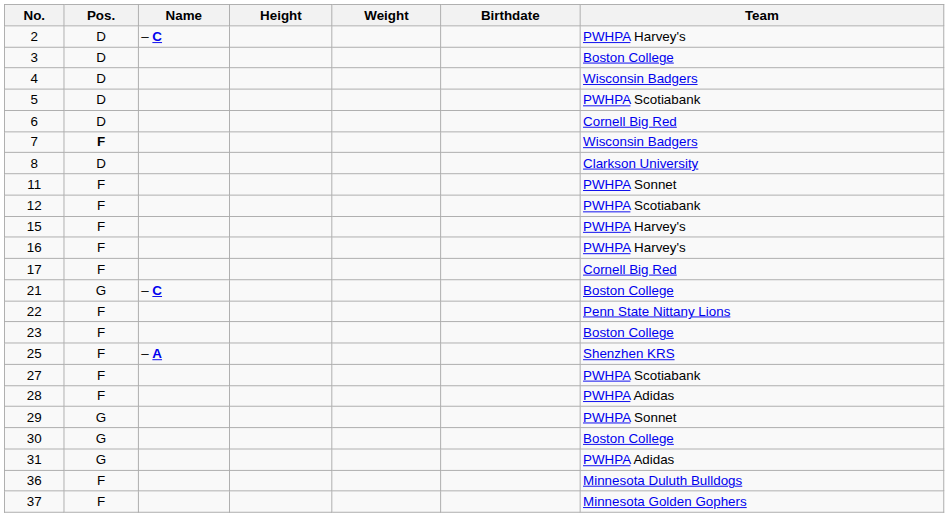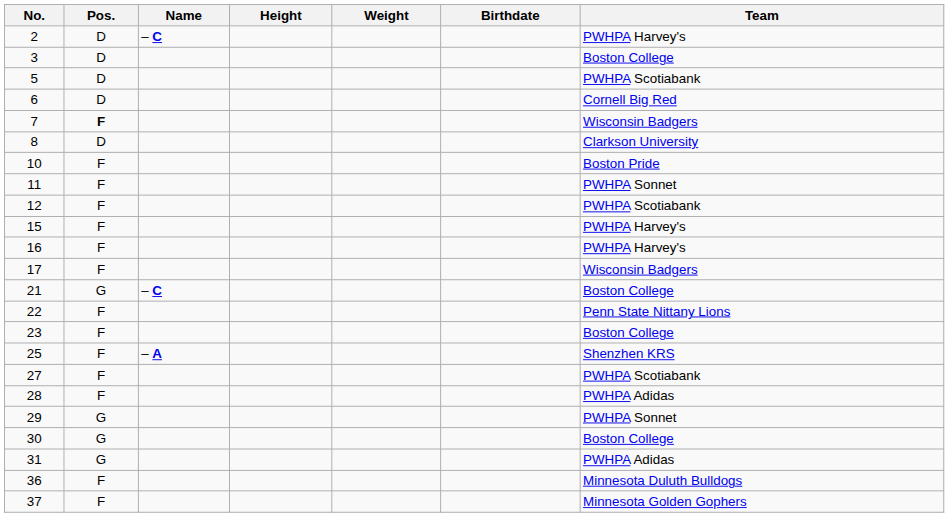- row: (34, 79)
+ row: (34, 164)
(630, 269) Cornell Big Red -> (640, 269) Wisconsin Badgers
